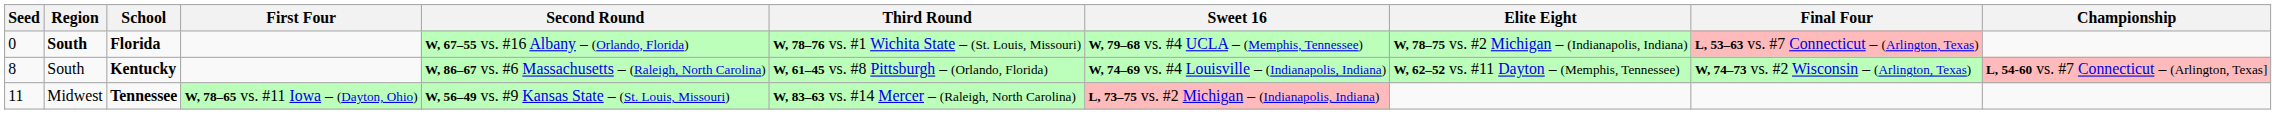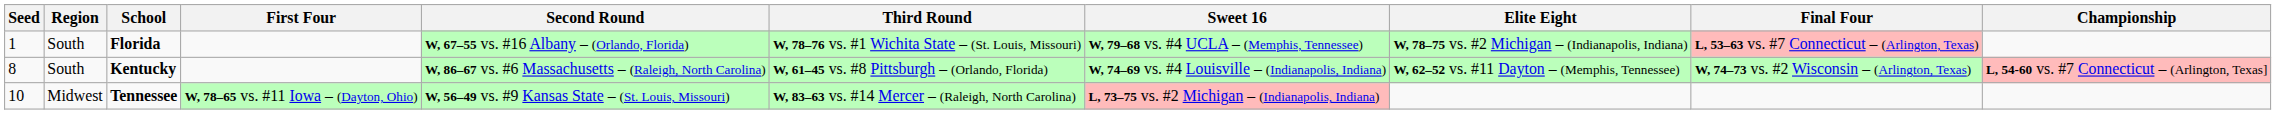(12, 44) 0 -> (12, 44) 1
(67, 44) bold -> (66, 44) normal
(16, 96) 11 -> (16, 96) 10
